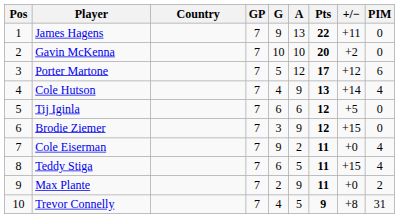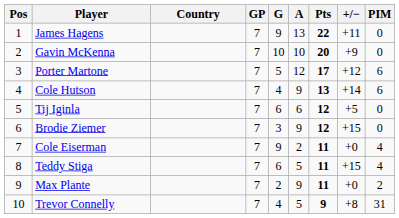(351, 52) +2 -> (351, 52) +9
(380, 90) 4 -> (380, 90) 6
